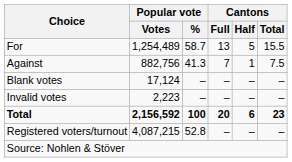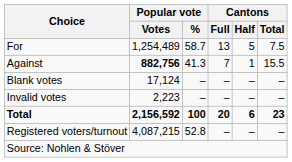(274, 47) 15.5 -> (277, 47) 7.5
(160, 64) normal -> (160, 64) bold
(277, 64) 7.5 -> (274, 64) 15.5
